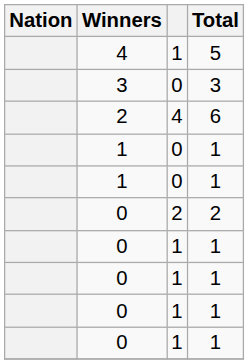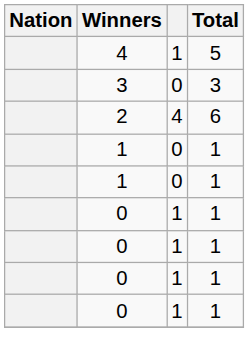- row: (122, 213)
